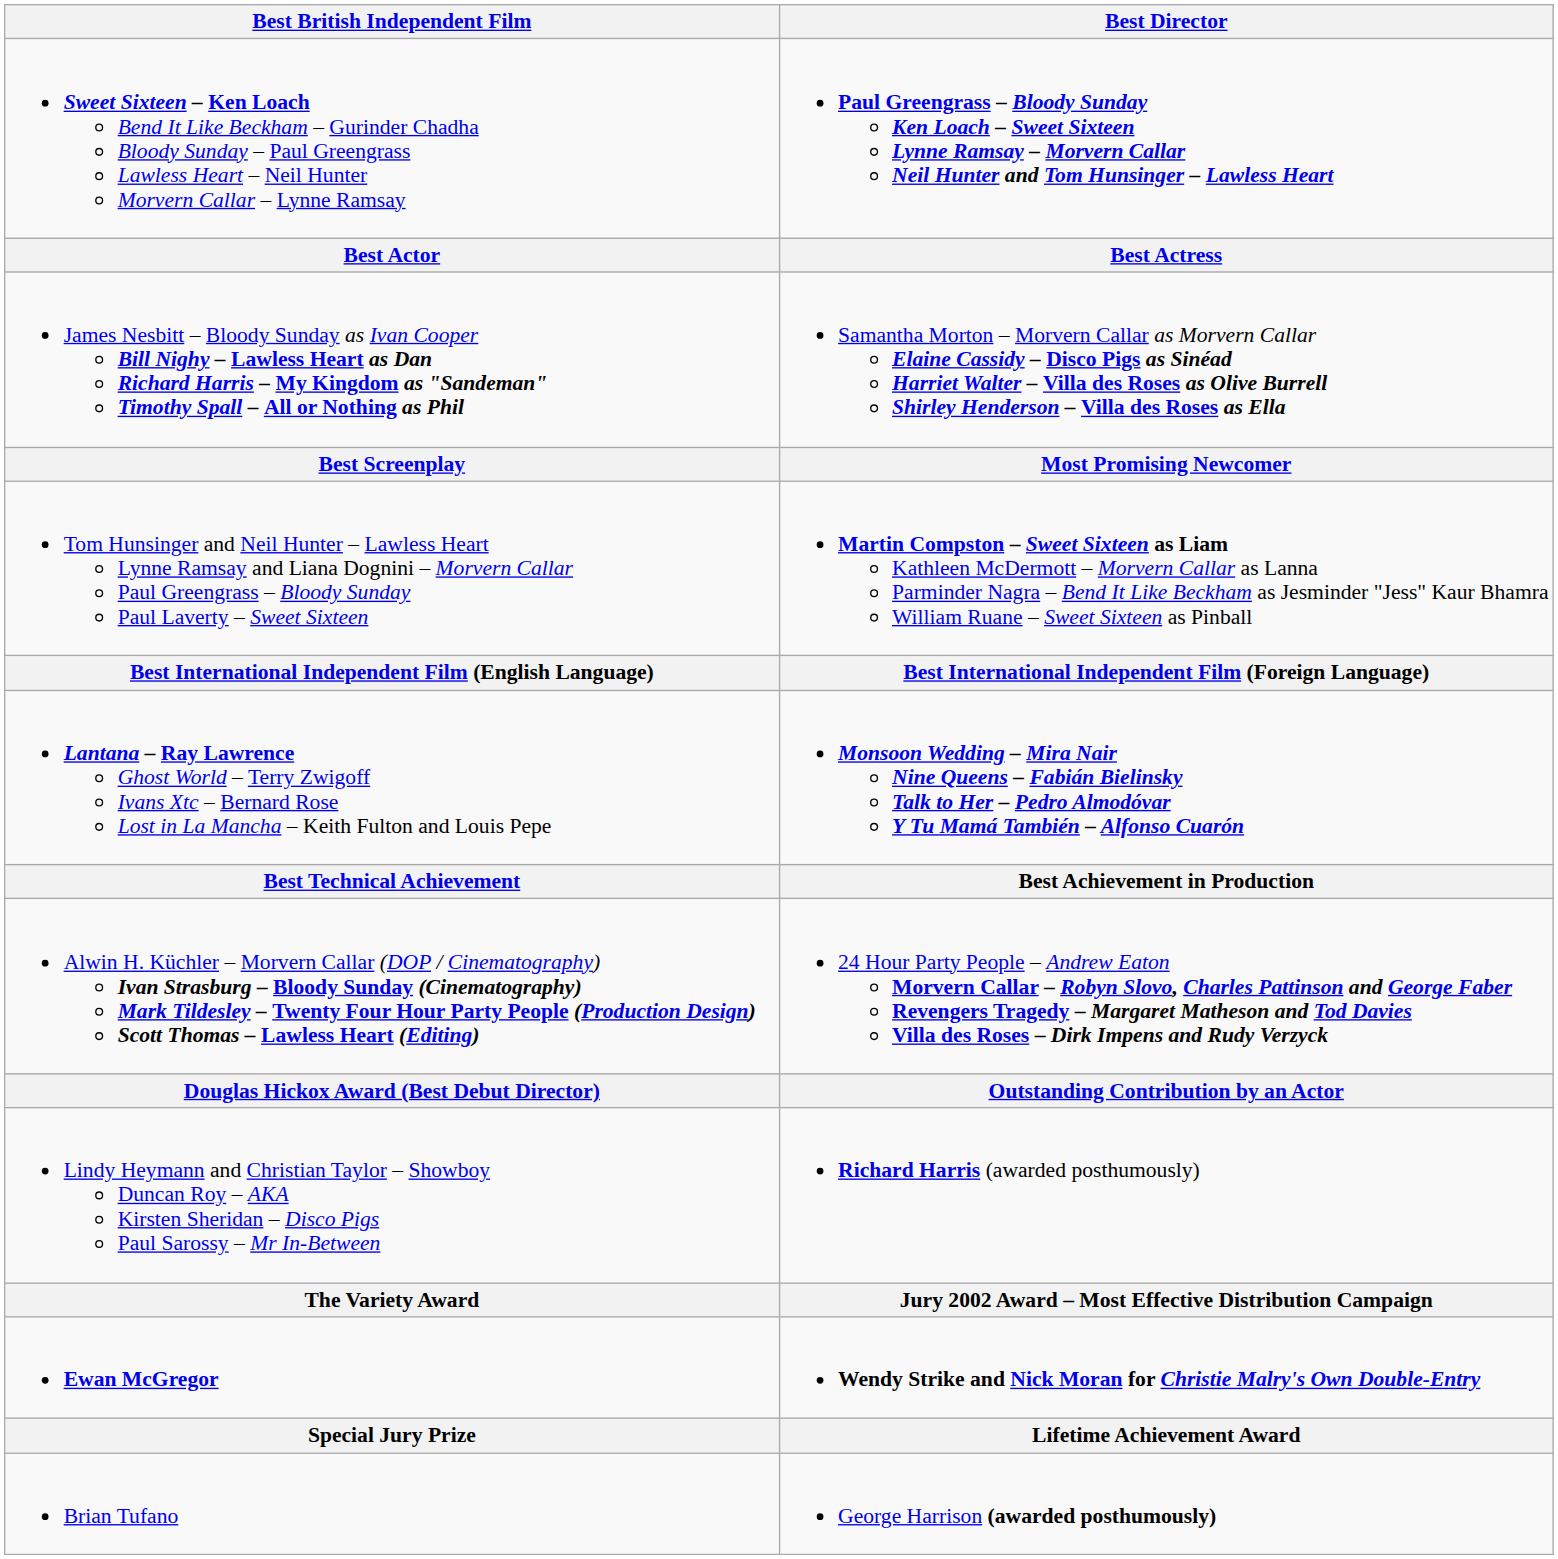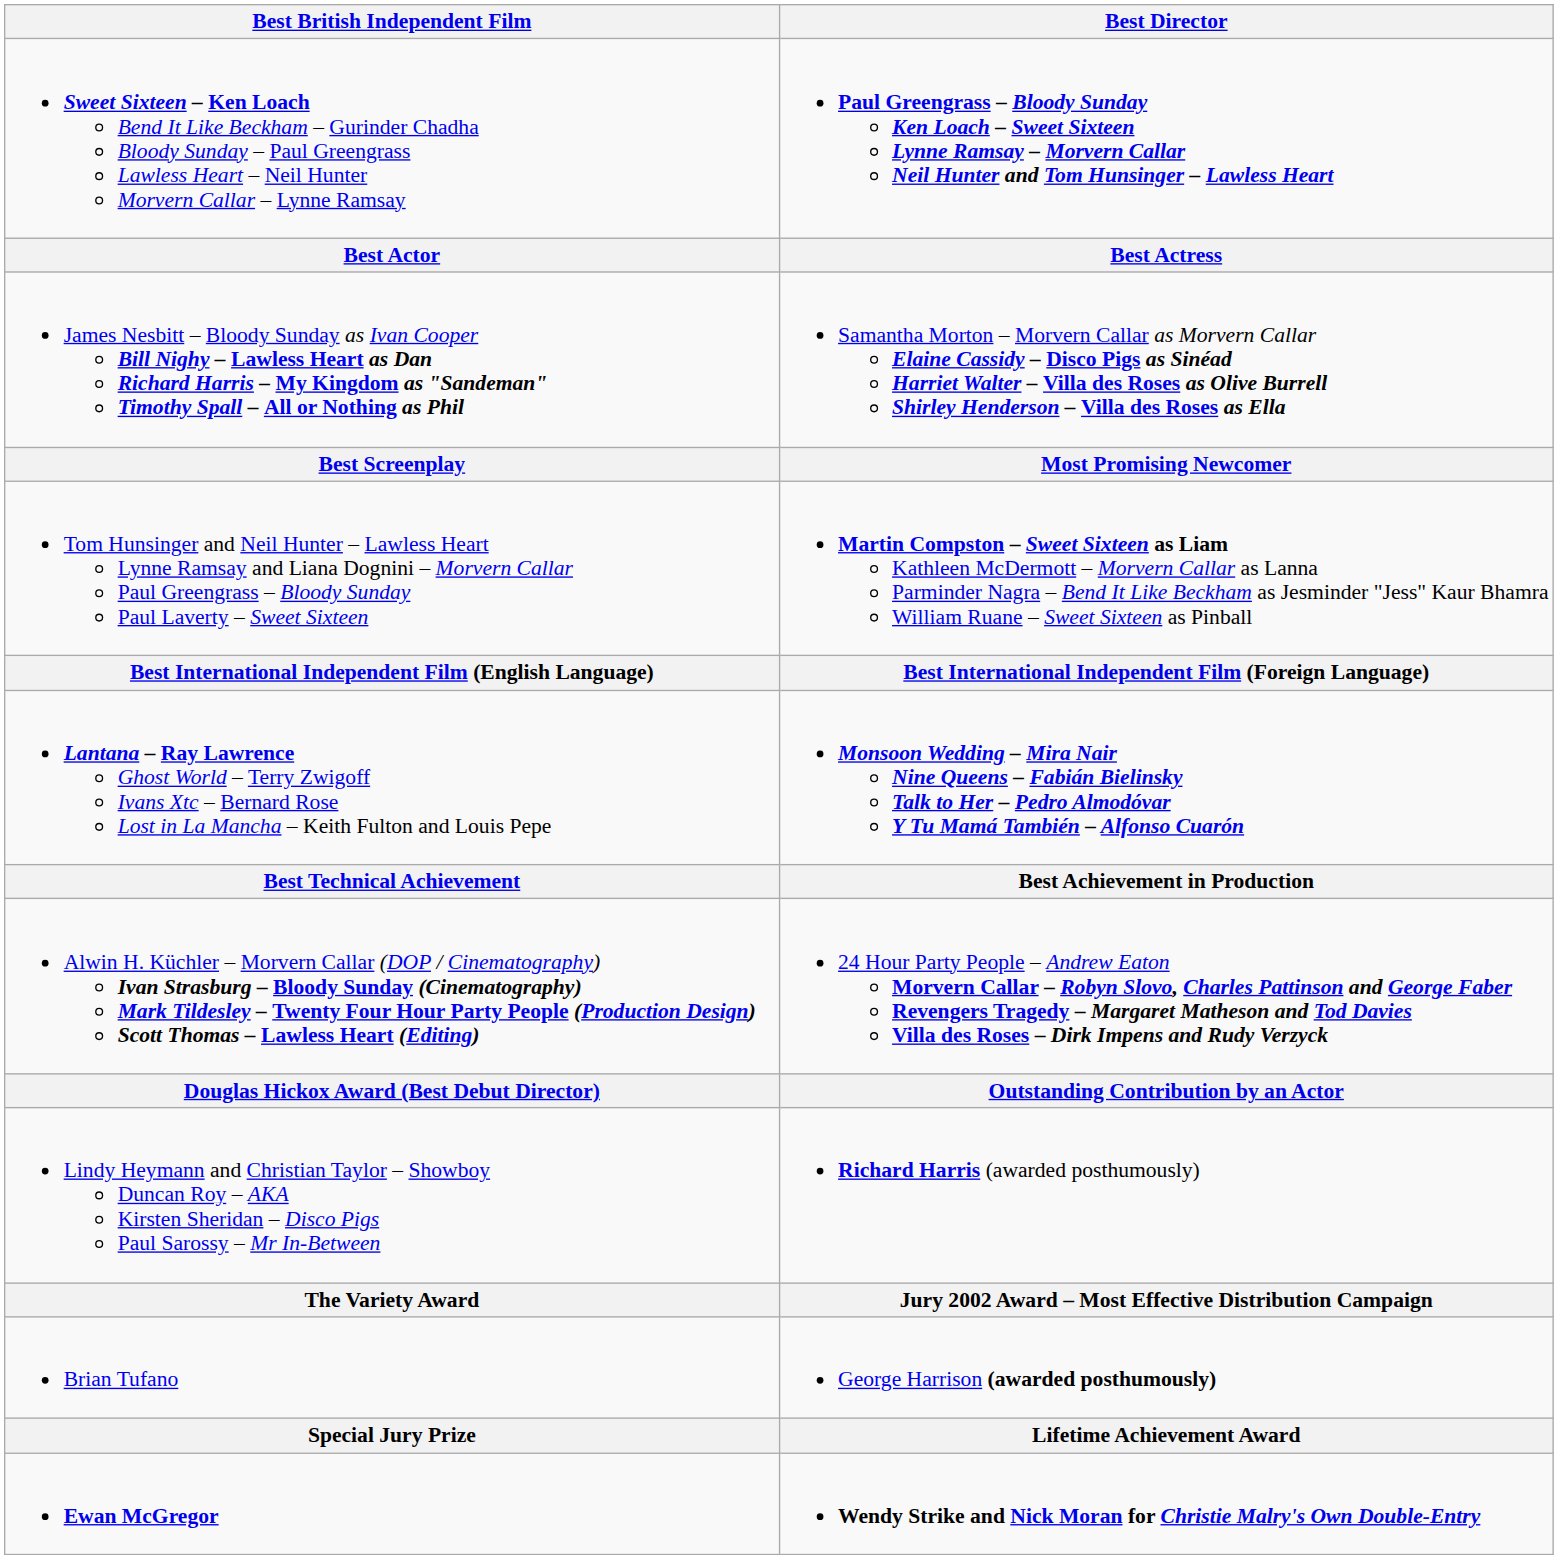rows swapped: (392, 1380) <-> (392, 1516)
